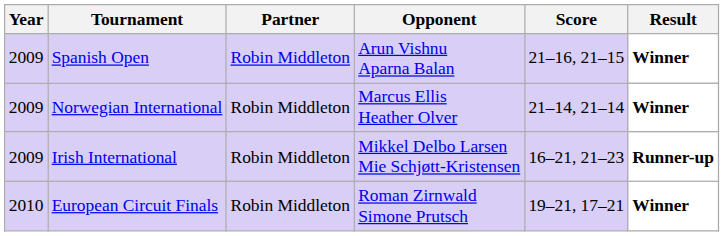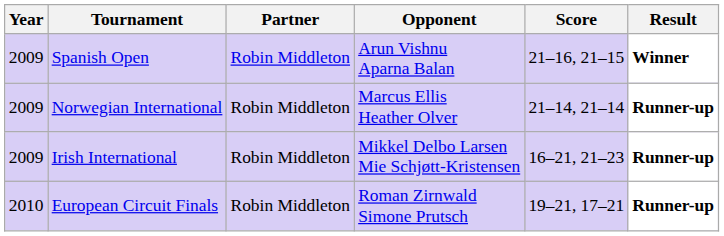(661, 107) Winner -> (673, 107) Runner-up
(661, 206) Winner -> (673, 206) Runner-up
